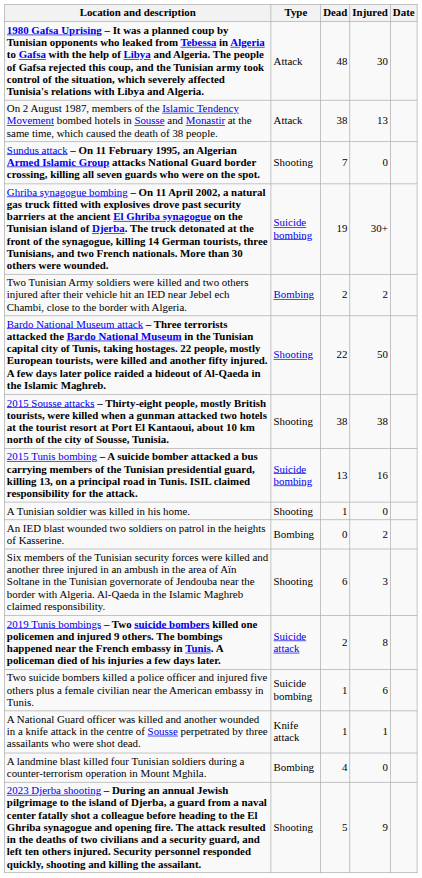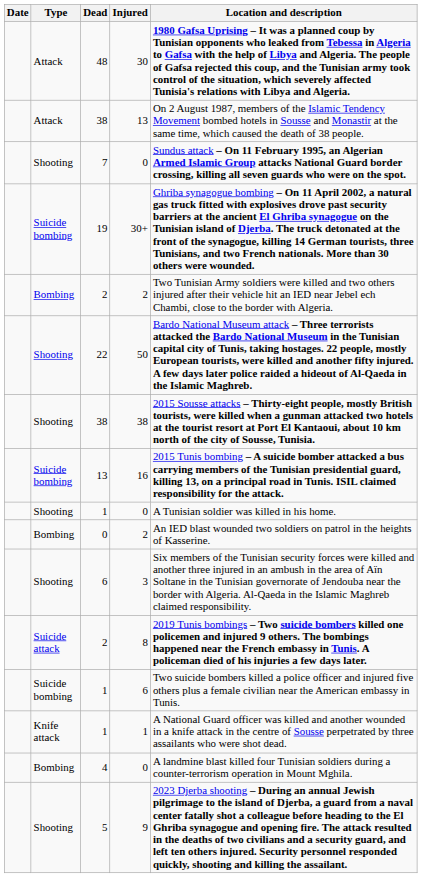columns swapped: (404, 13) <-> (138, 13)
